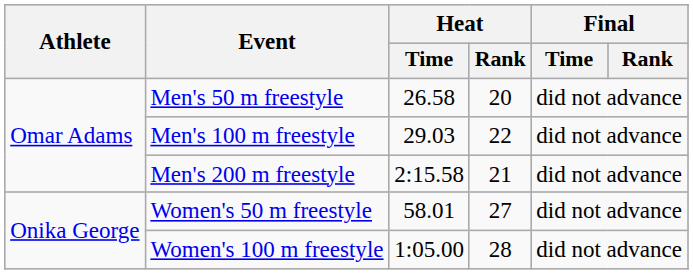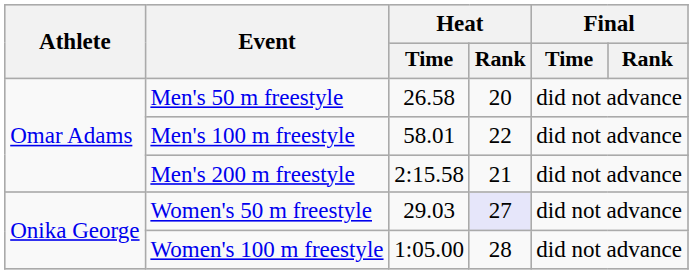(429, 135) 29.03 -> (429, 135) 58.01
(429, 211) 58.01 -> (429, 211) 29.03
(500, 211) no background -> (500, 211) lavender background
